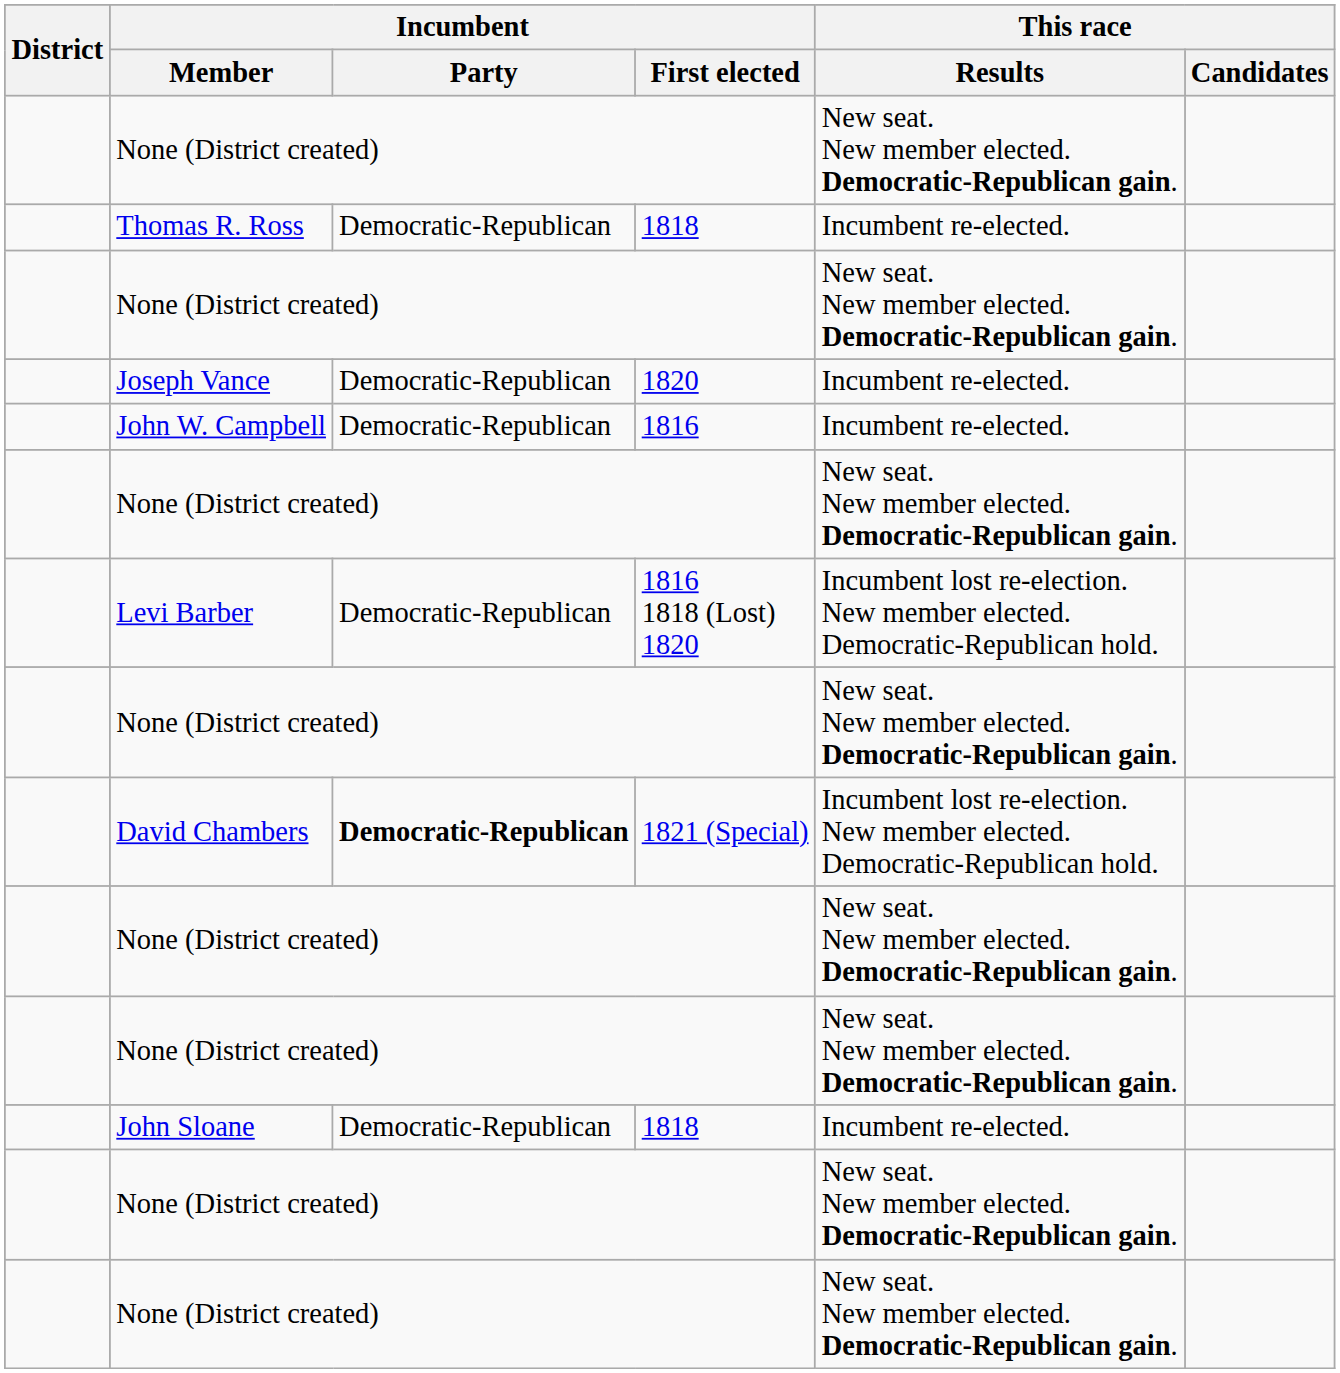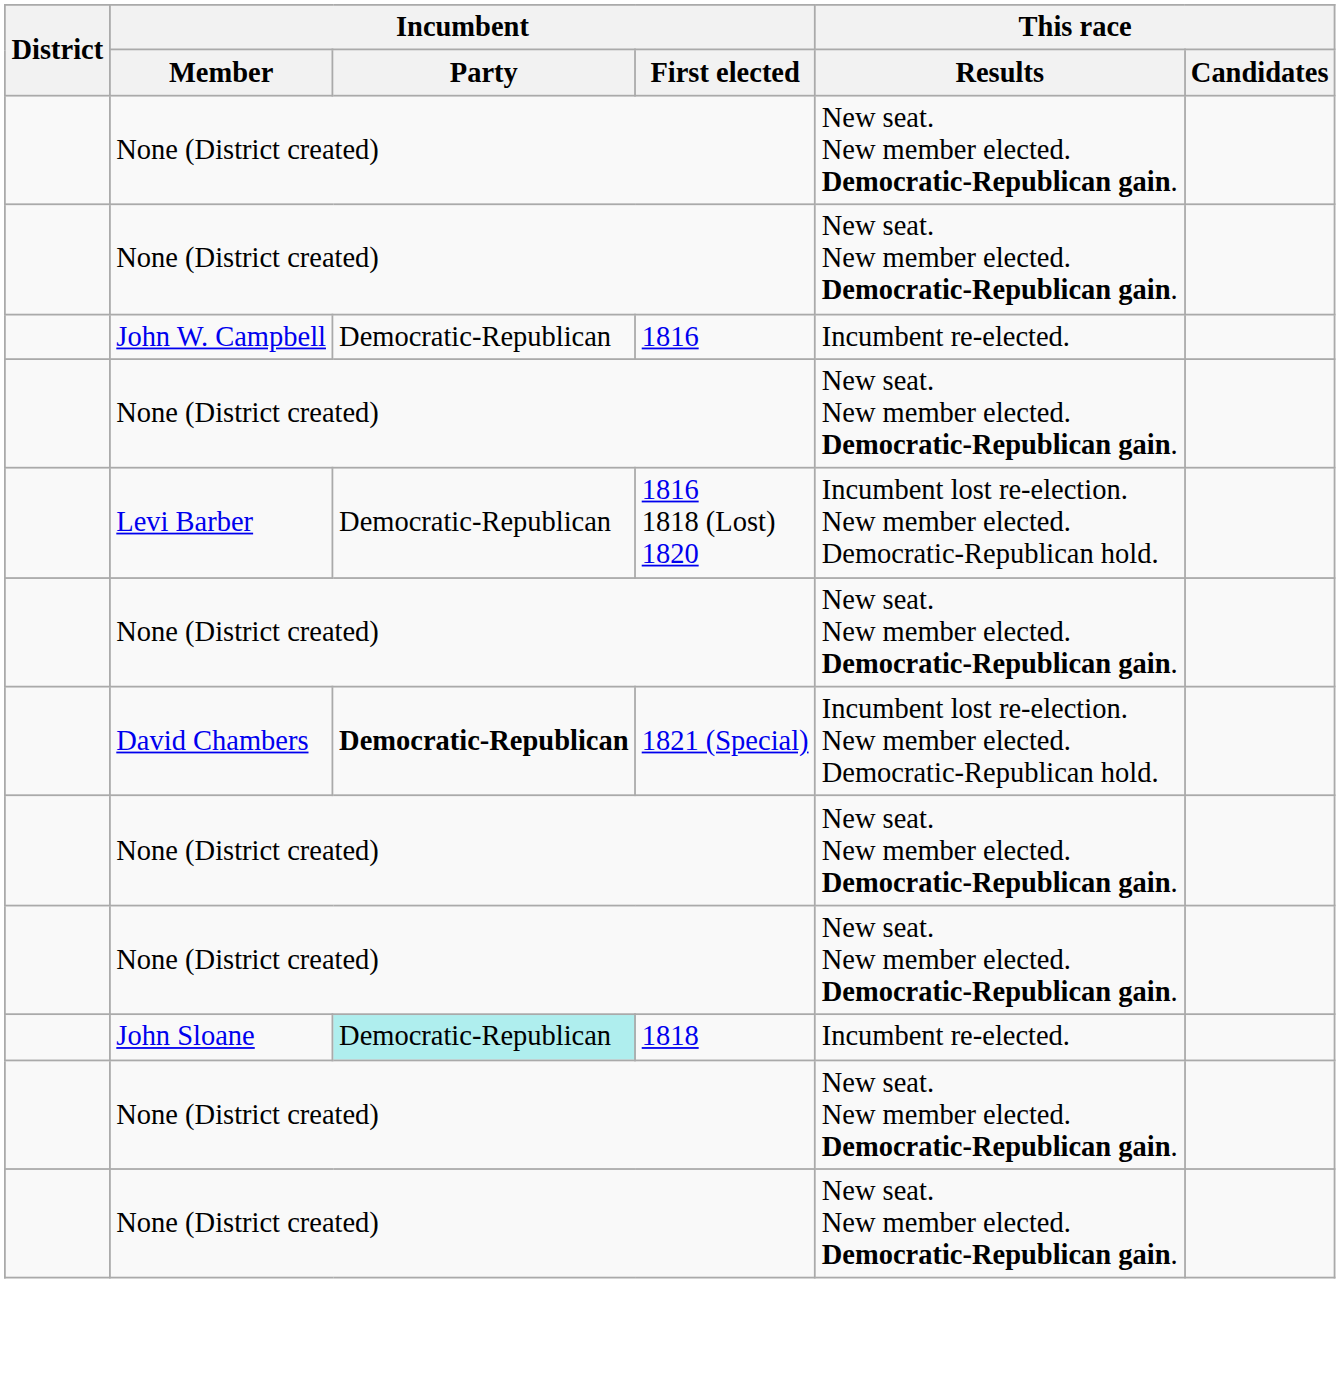- row: (210, 226)
- row: (193, 381)
(475, 1126) no background -> (475, 1036) paleturquoise background
